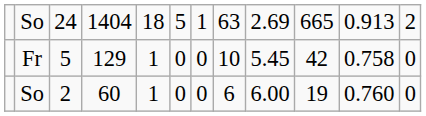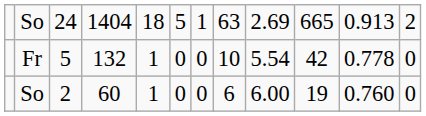(109, 57) 129 -> (109, 57) 132
(270, 57) 5.45 -> (270, 57) 5.54
(369, 57) 0.758 -> (369, 57) 0.778
